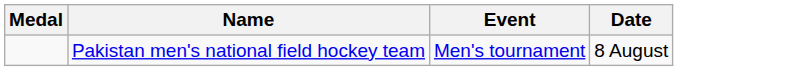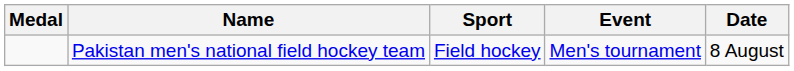+ column: (487, 20)
